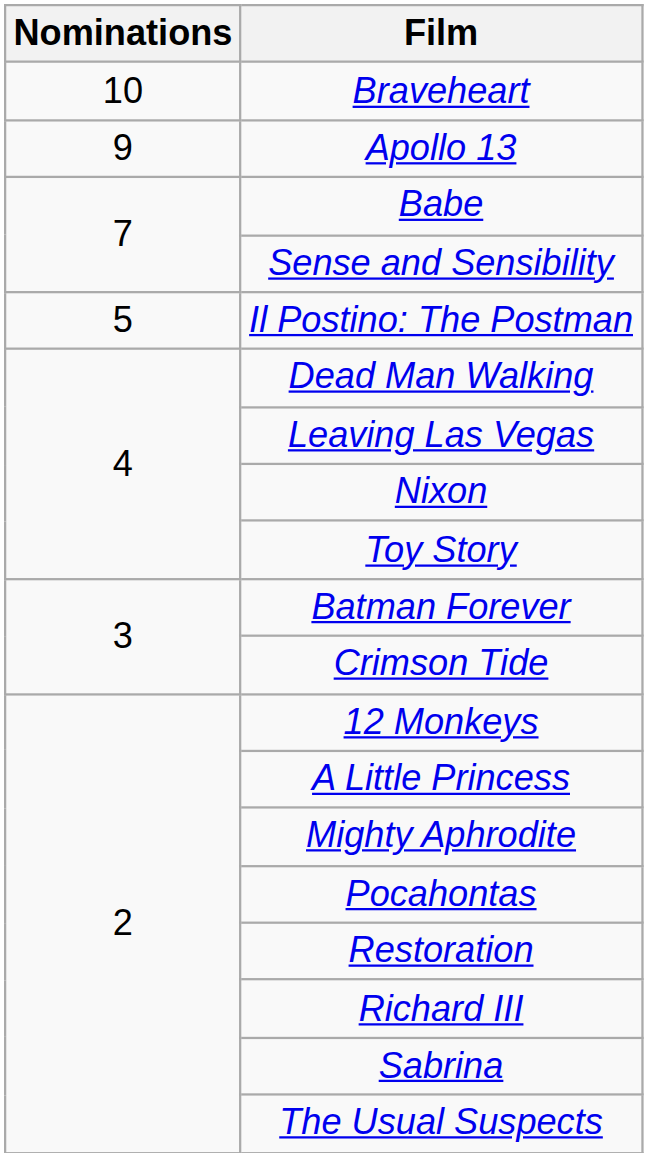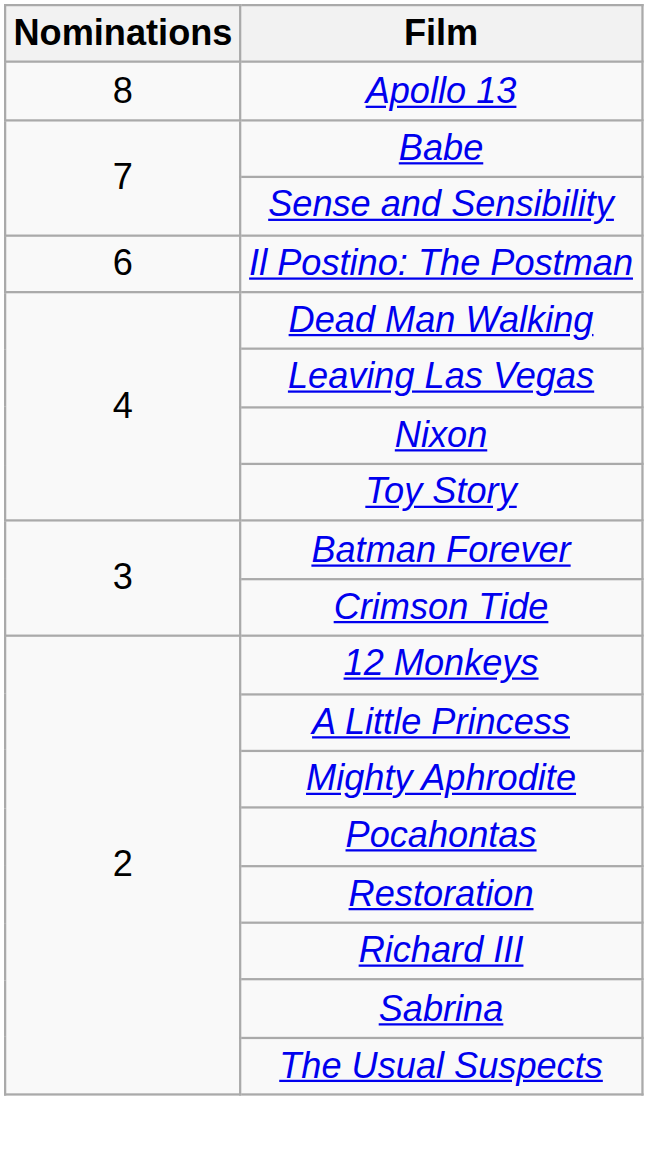- row: (441, 90)
(123, 147) 9 -> (123, 90) 8
(123, 319) 5 -> (123, 262) 6
